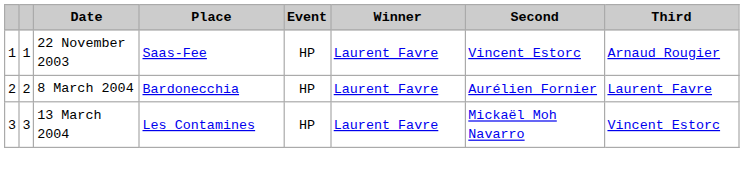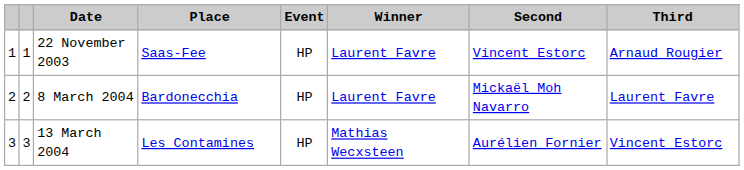(533, 89) Aurélien Fornier -> (517, 98) Mickaël Moh Navarro
(386, 125) Laurent Favre -> (367, 143) Mathias Wecxsteen
(513, 125) Mickaël Moh Navarro -> (537, 143) Aurélien Fornier
